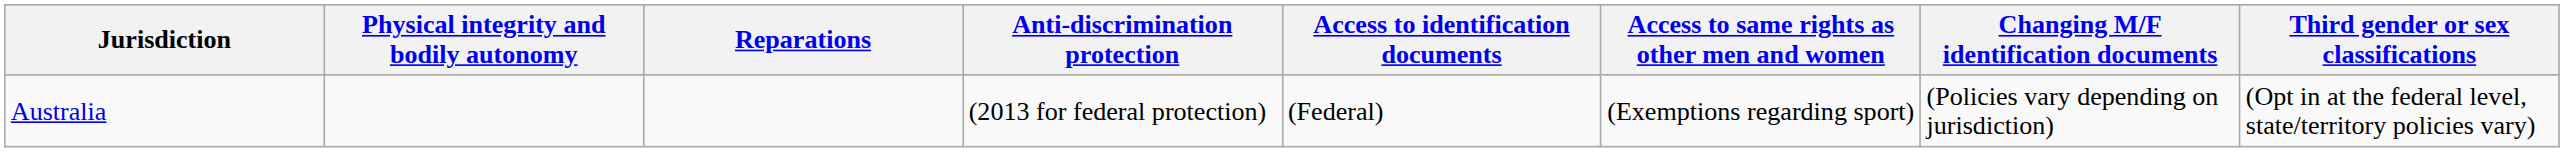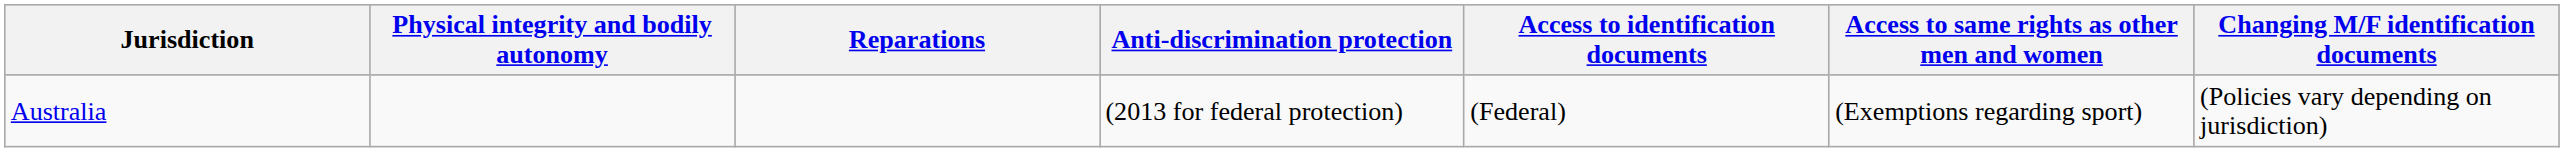- column: (2399, 39)
